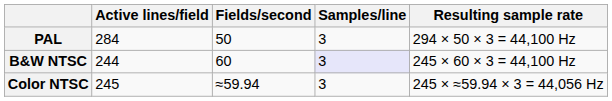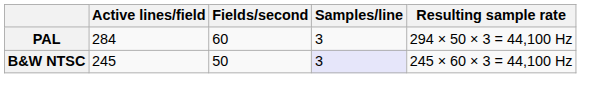(223, 38) 50 -> (220, 38) 60
(107, 61) 244 -> (104, 61) 245
(223, 61) 60 -> (220, 61) 50
- row: (48, 84)
